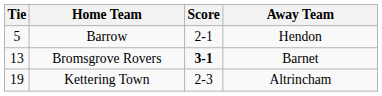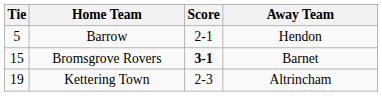(17, 58) 13 -> (17, 58) 15
